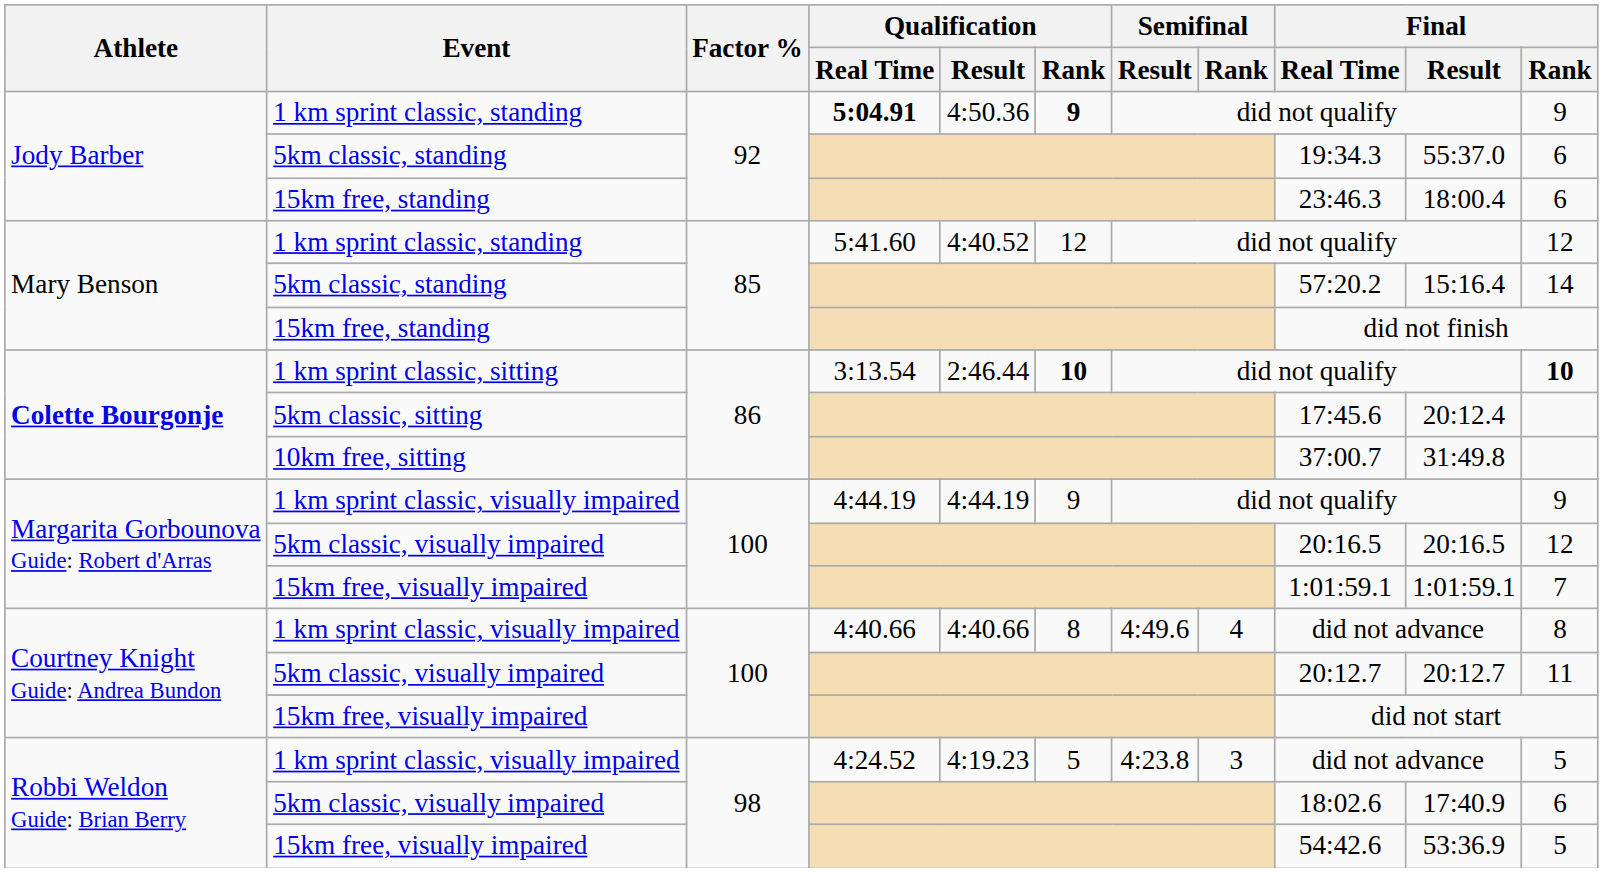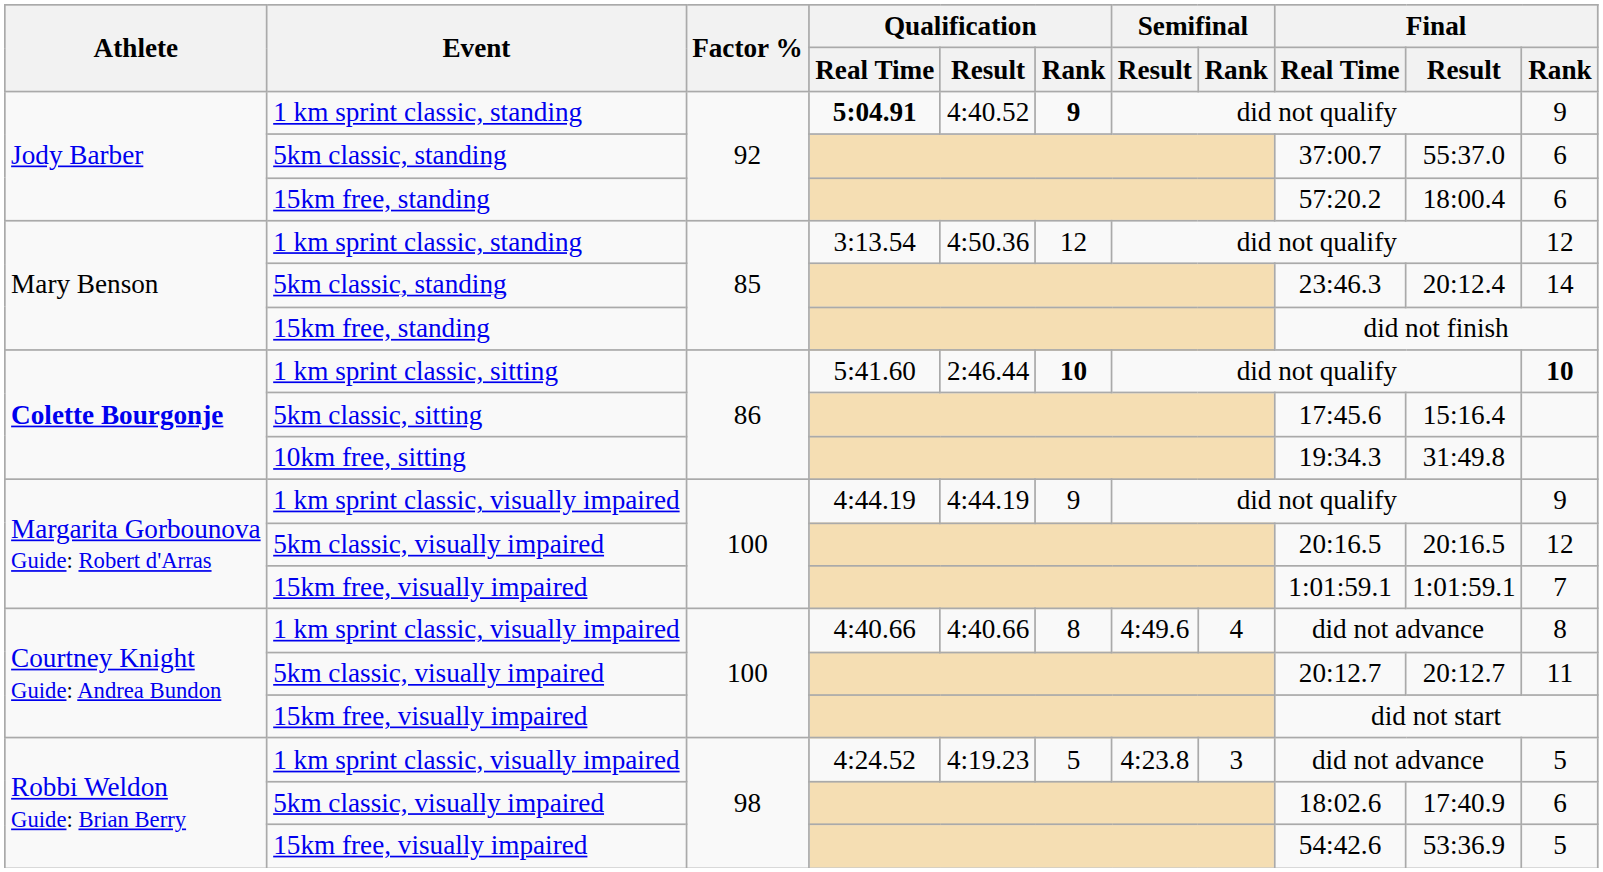(988, 112) 4:50.36 -> (988, 112) 4:40.52
(1340, 155) 19:34.3 -> (1340, 155) 37:00.7
(1340, 198) 23:46.3 -> (1340, 198) 57:20.2
(875, 241) 5:41.60 -> (875, 241) 3:13.54
(988, 241) 4:40.52 -> (988, 241) 4:50.36
(1340, 284) 57:20.2 -> (1340, 284) 23:46.3
(1464, 284) 15:16.4 -> (1464, 284) 20:12.4
(875, 371) 3:13.54 -> (875, 371) 5:41.60
(1464, 414) 20:12.4 -> (1464, 414) 15:16.4
(1340, 457) 37:00.7 -> (1340, 457) 19:34.3
